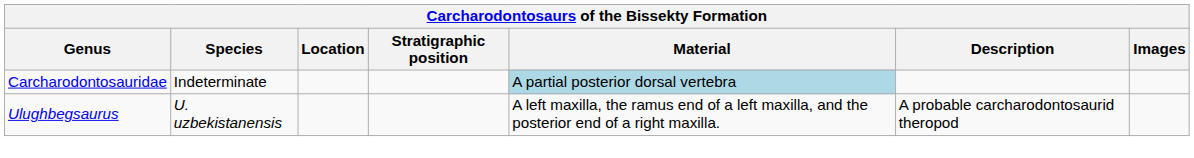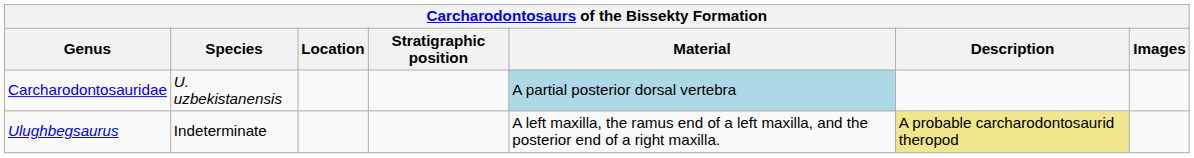(220, 81) Indeterminate -> (228, 90) U. uzbekistanensis
(228, 114) U. uzbekistanensis -> (220, 131) Indeterminate
(1006, 114) no background -> (1006, 131) khaki background
